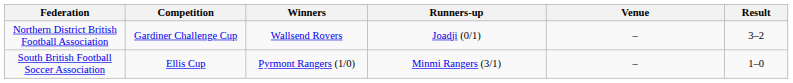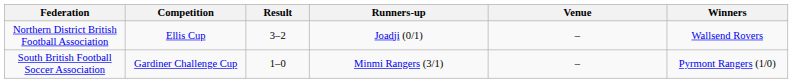columns swapped: (307, 12) <-> (756, 12)
(186, 35) Gardiner Challenge Cup -> (186, 35) Ellis Cup
(186, 64) Ellis Cup -> (186, 64) Gardiner Challenge Cup
